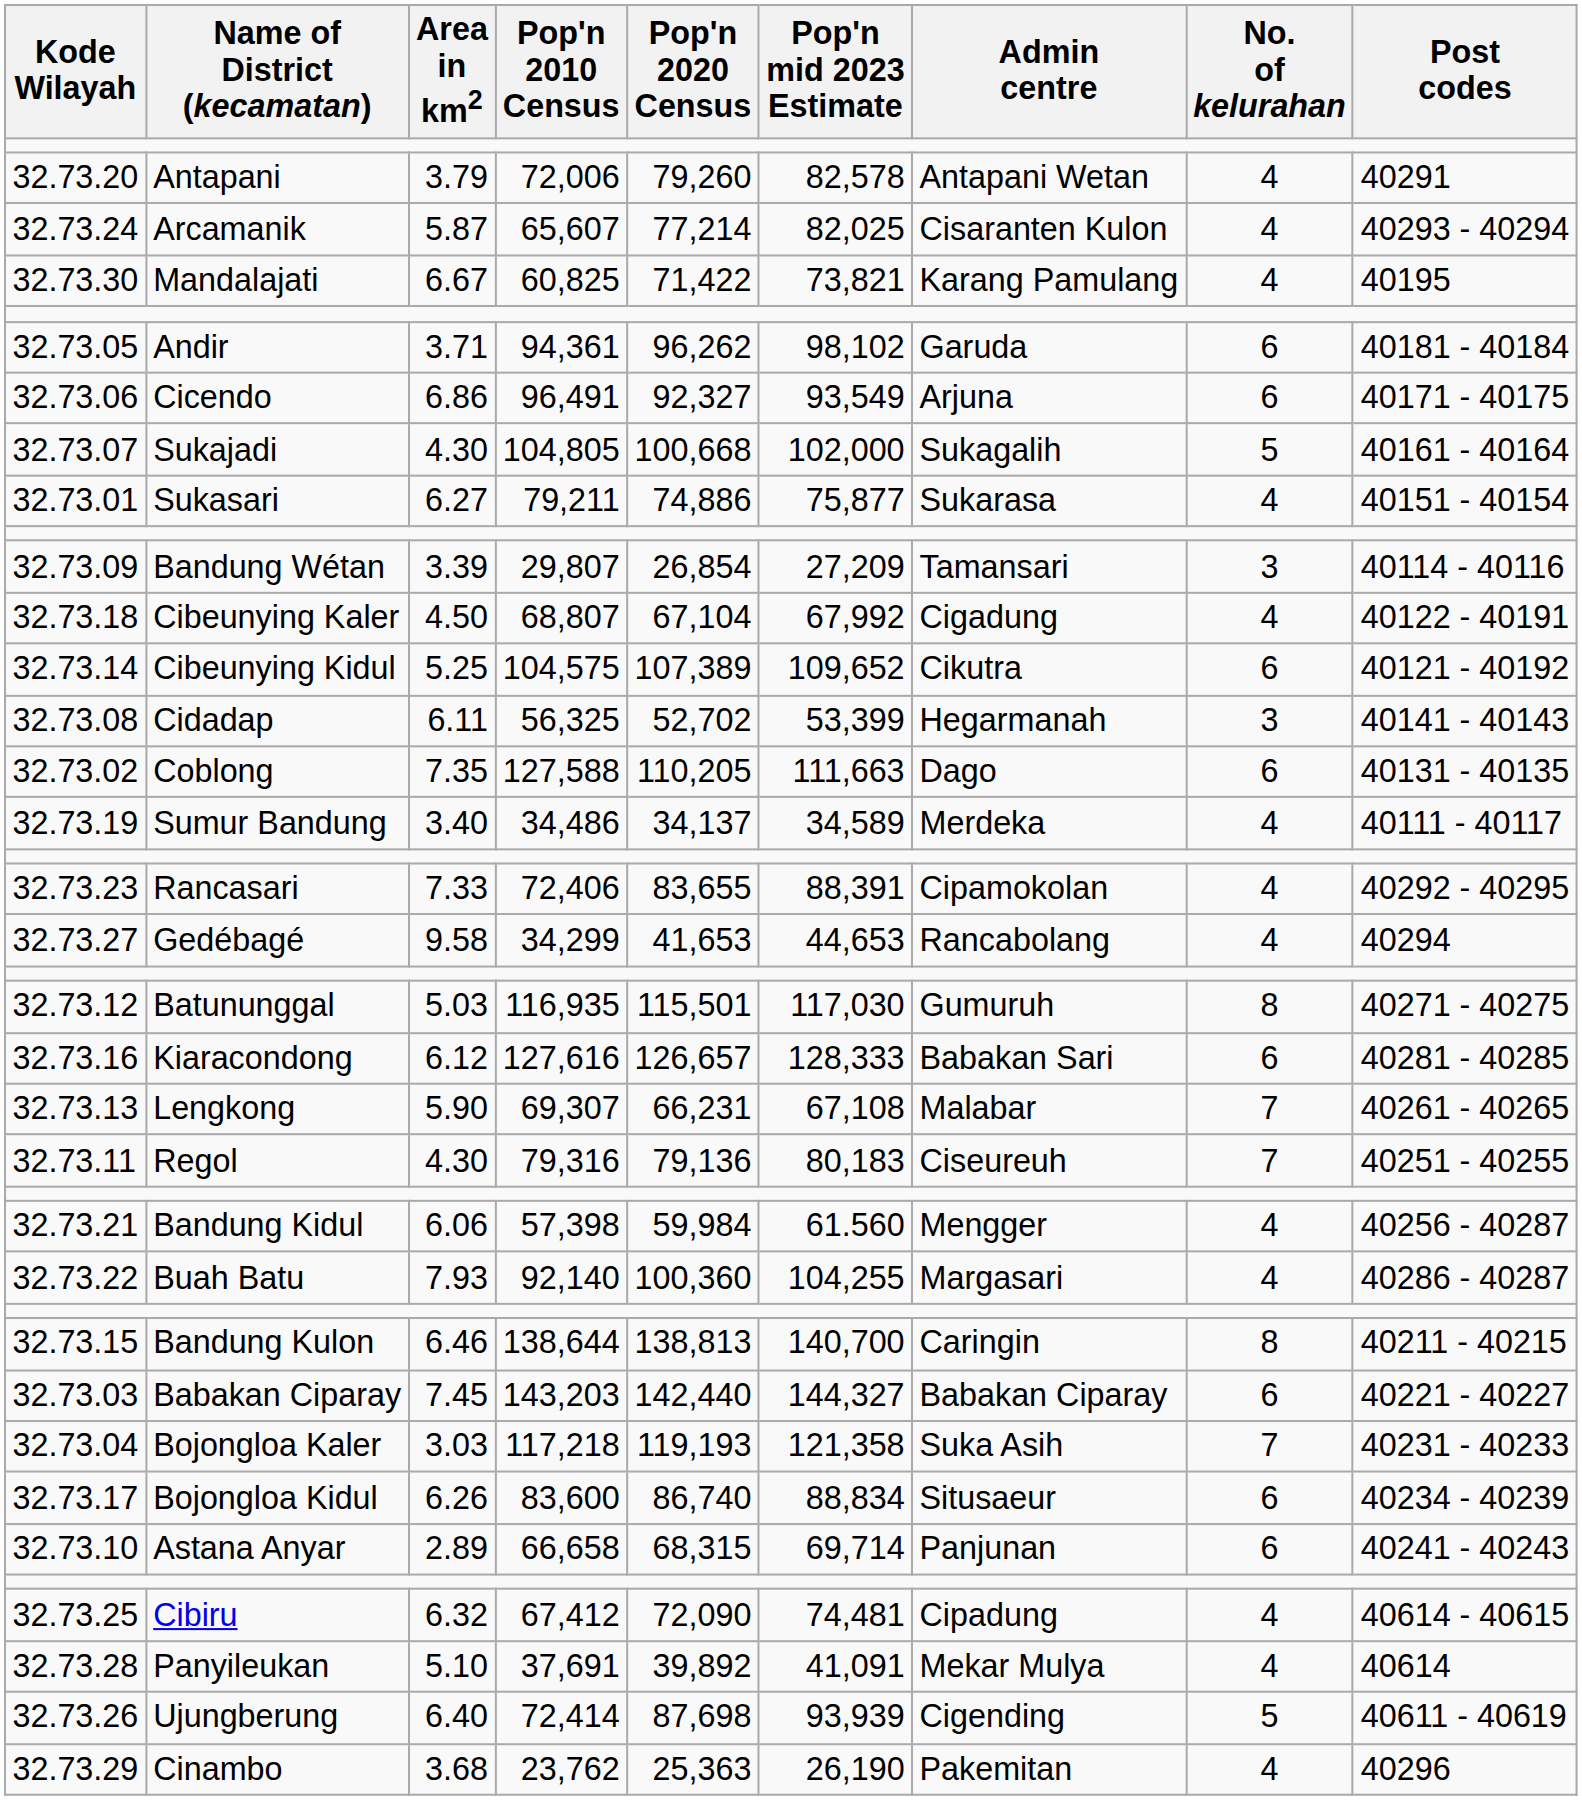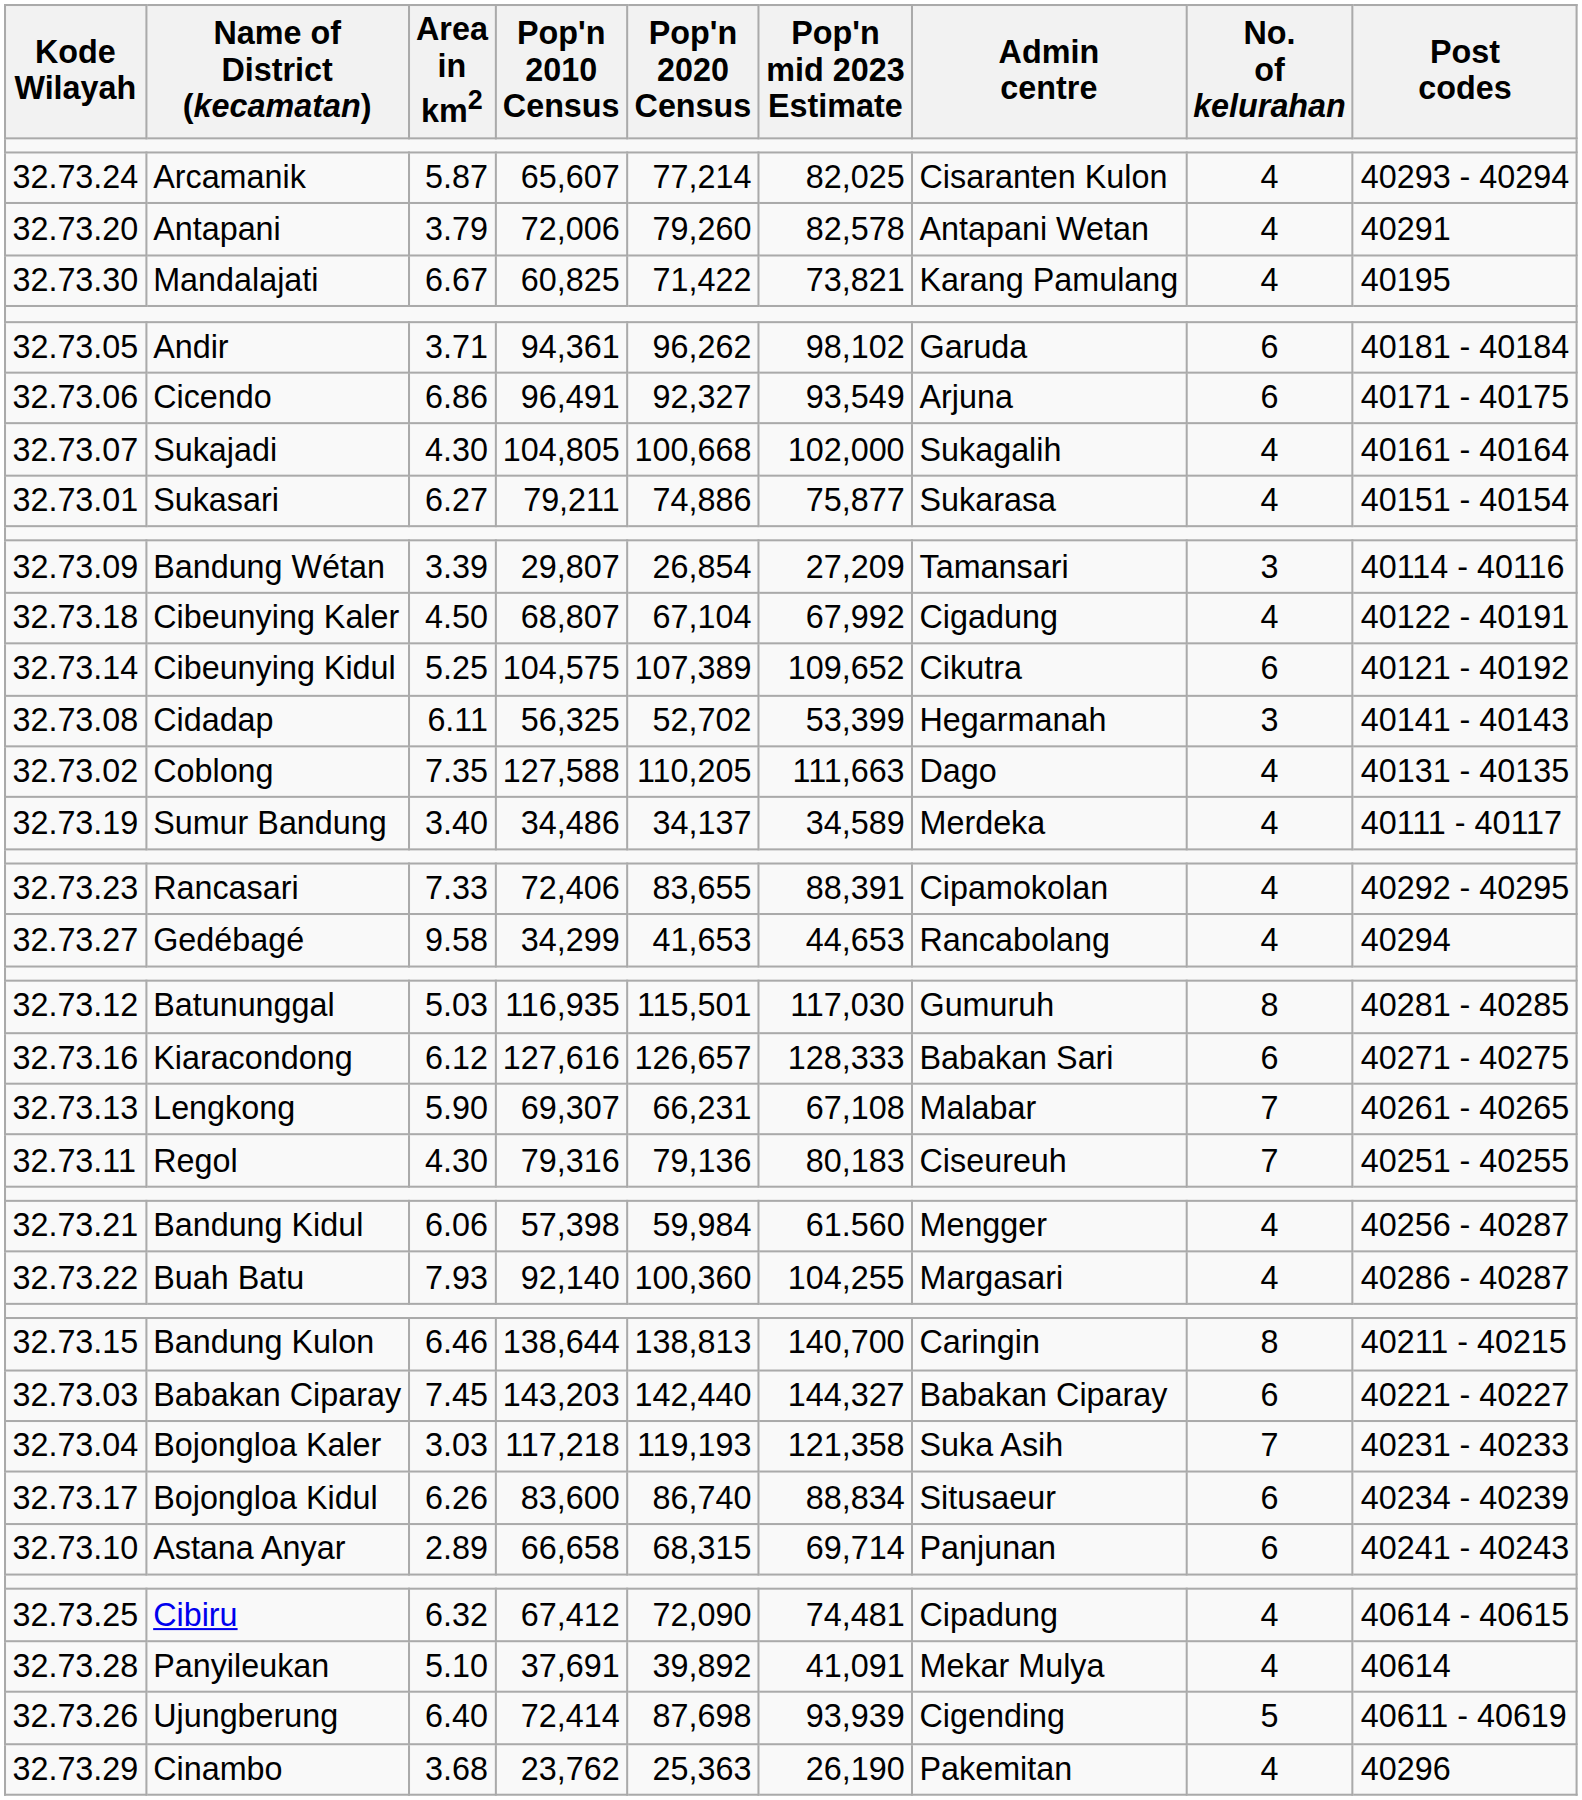rows swapped: (75, 229) <-> (75, 177)
(1269, 448) 5 -> (1269, 448) 4
(1269, 771) 6 -> (1269, 771) 4
(1465, 1006) 40271 - 40275 -> (1465, 1006) 40281 - 40285
(1465, 1057) 40281 - 40285 -> (1465, 1057) 40271 - 40275
